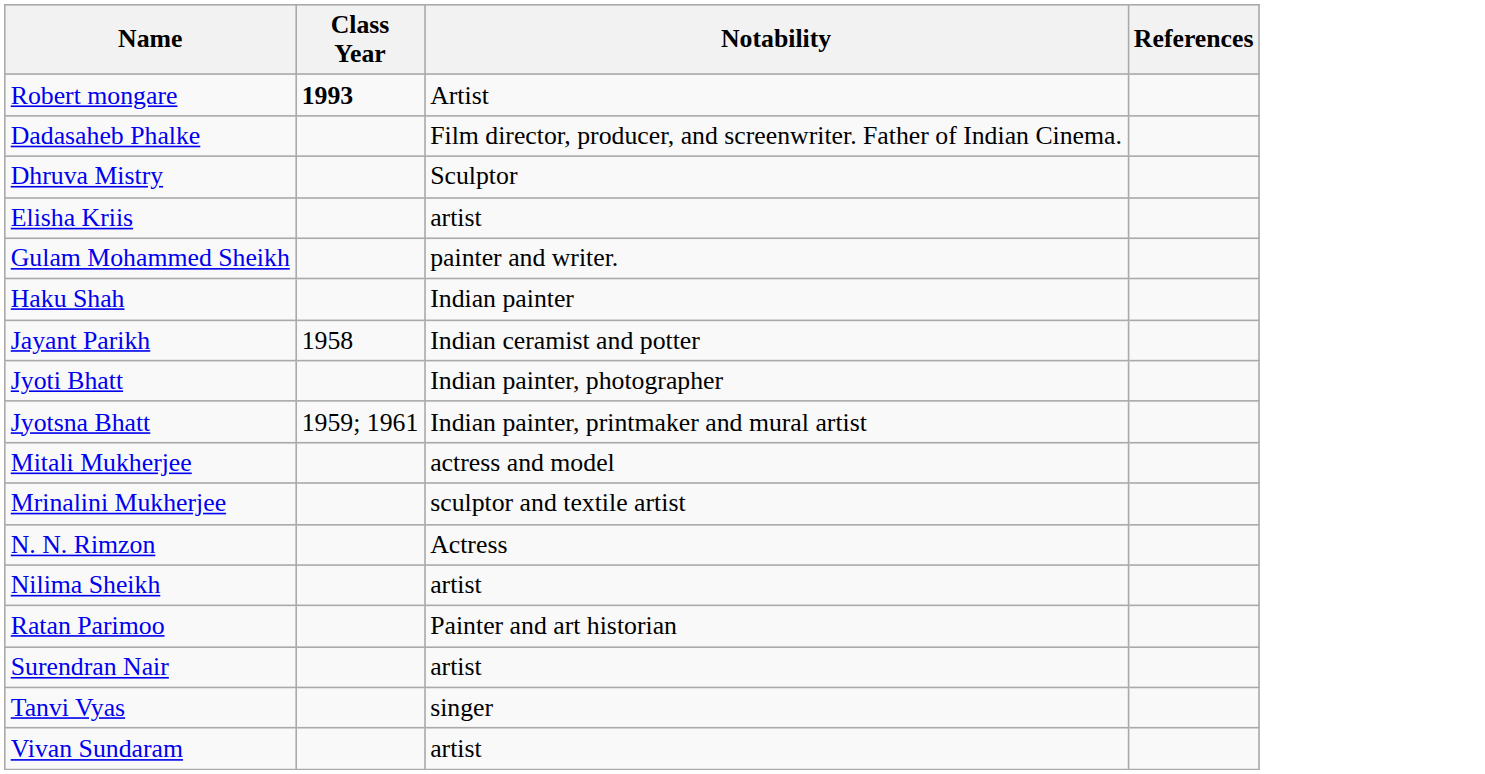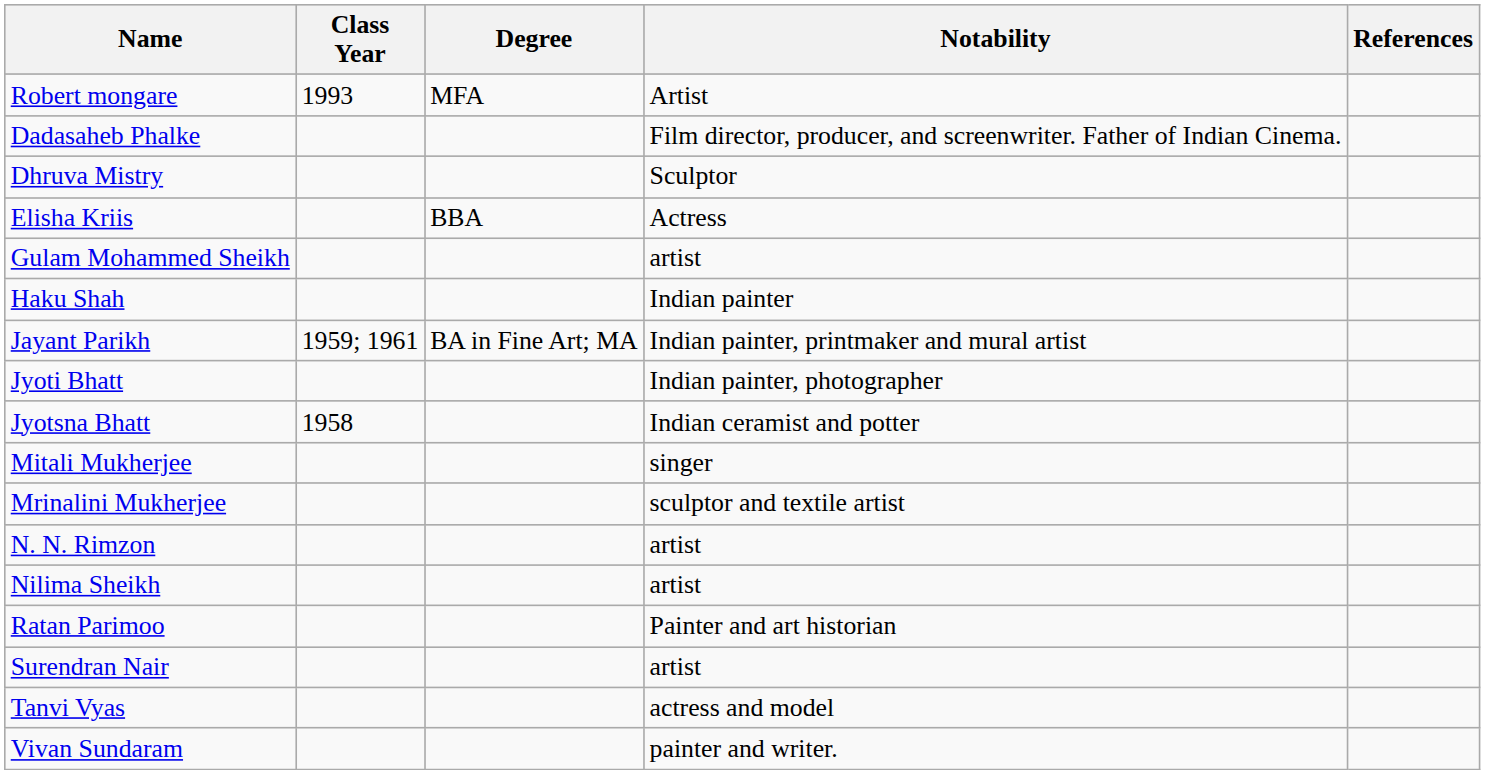+ column: (534, 39)
(327, 94) bold -> (327, 94) normal
(456, 217) artist -> (688, 217) Actress
(524, 258) painter and writer. -> (675, 258) artist
(327, 339) 1958 -> (360, 339) 1959; 1961
(565, 339) Indian ceramist and potter -> (868, 339) Indian painter, printmaker and mural artist
(360, 421) 1959; 1961 -> (327, 421) 1958
(649, 421) Indian painter, printmaker and mural artist -> (784, 421) Indian ceramist and potter
(522, 462) actress and model -> (681, 462) singer
(469, 544) Actress -> (675, 544) artist
(462, 707) singer -> (742, 707) actress and model
(456, 748) artist -> (744, 748) painter and writer.
